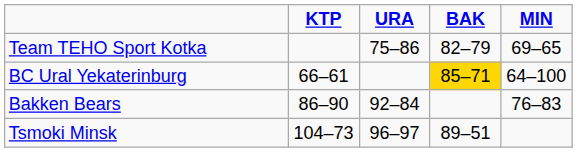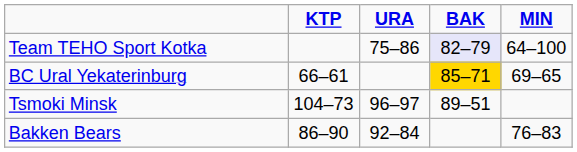(465, 48) no background -> (465, 48) lavender background
(536, 48) 69–65 -> (536, 48) 64–100
(536, 76) 64–100 -> (536, 76) 69–65
rows swapped: (65, 105) <-> (63, 133)
